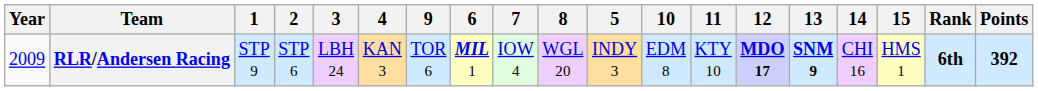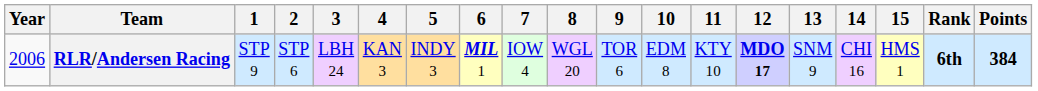columns swapped: (615, 19) <-> (428, 19)
(27, 59) 2009 -> (27, 59) 2006
(813, 59) bold -> (813, 58) normal
(1004, 59) 392 -> (1003, 59) 384
